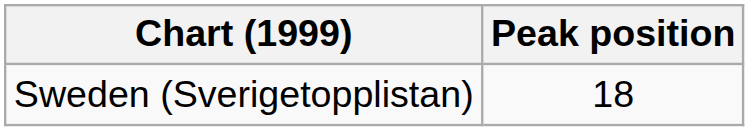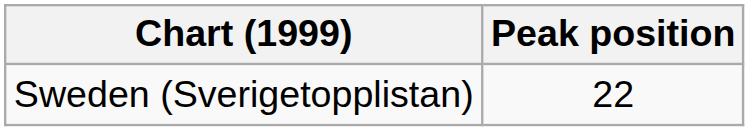(613, 93) 18 -> (613, 93) 22
